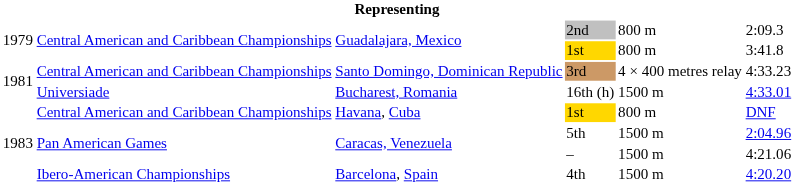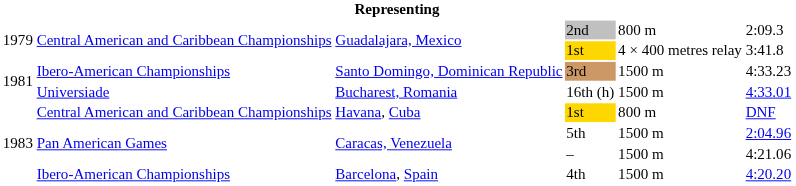(637, 50) 800 m -> (680, 50) 4 × 400 metres relay
(184, 71) Central American and Caribbean Championships -> (133, 71) Ibero-American Championships
(680, 71) 4 × 400 metres relay -> (641, 71) 1500 m
